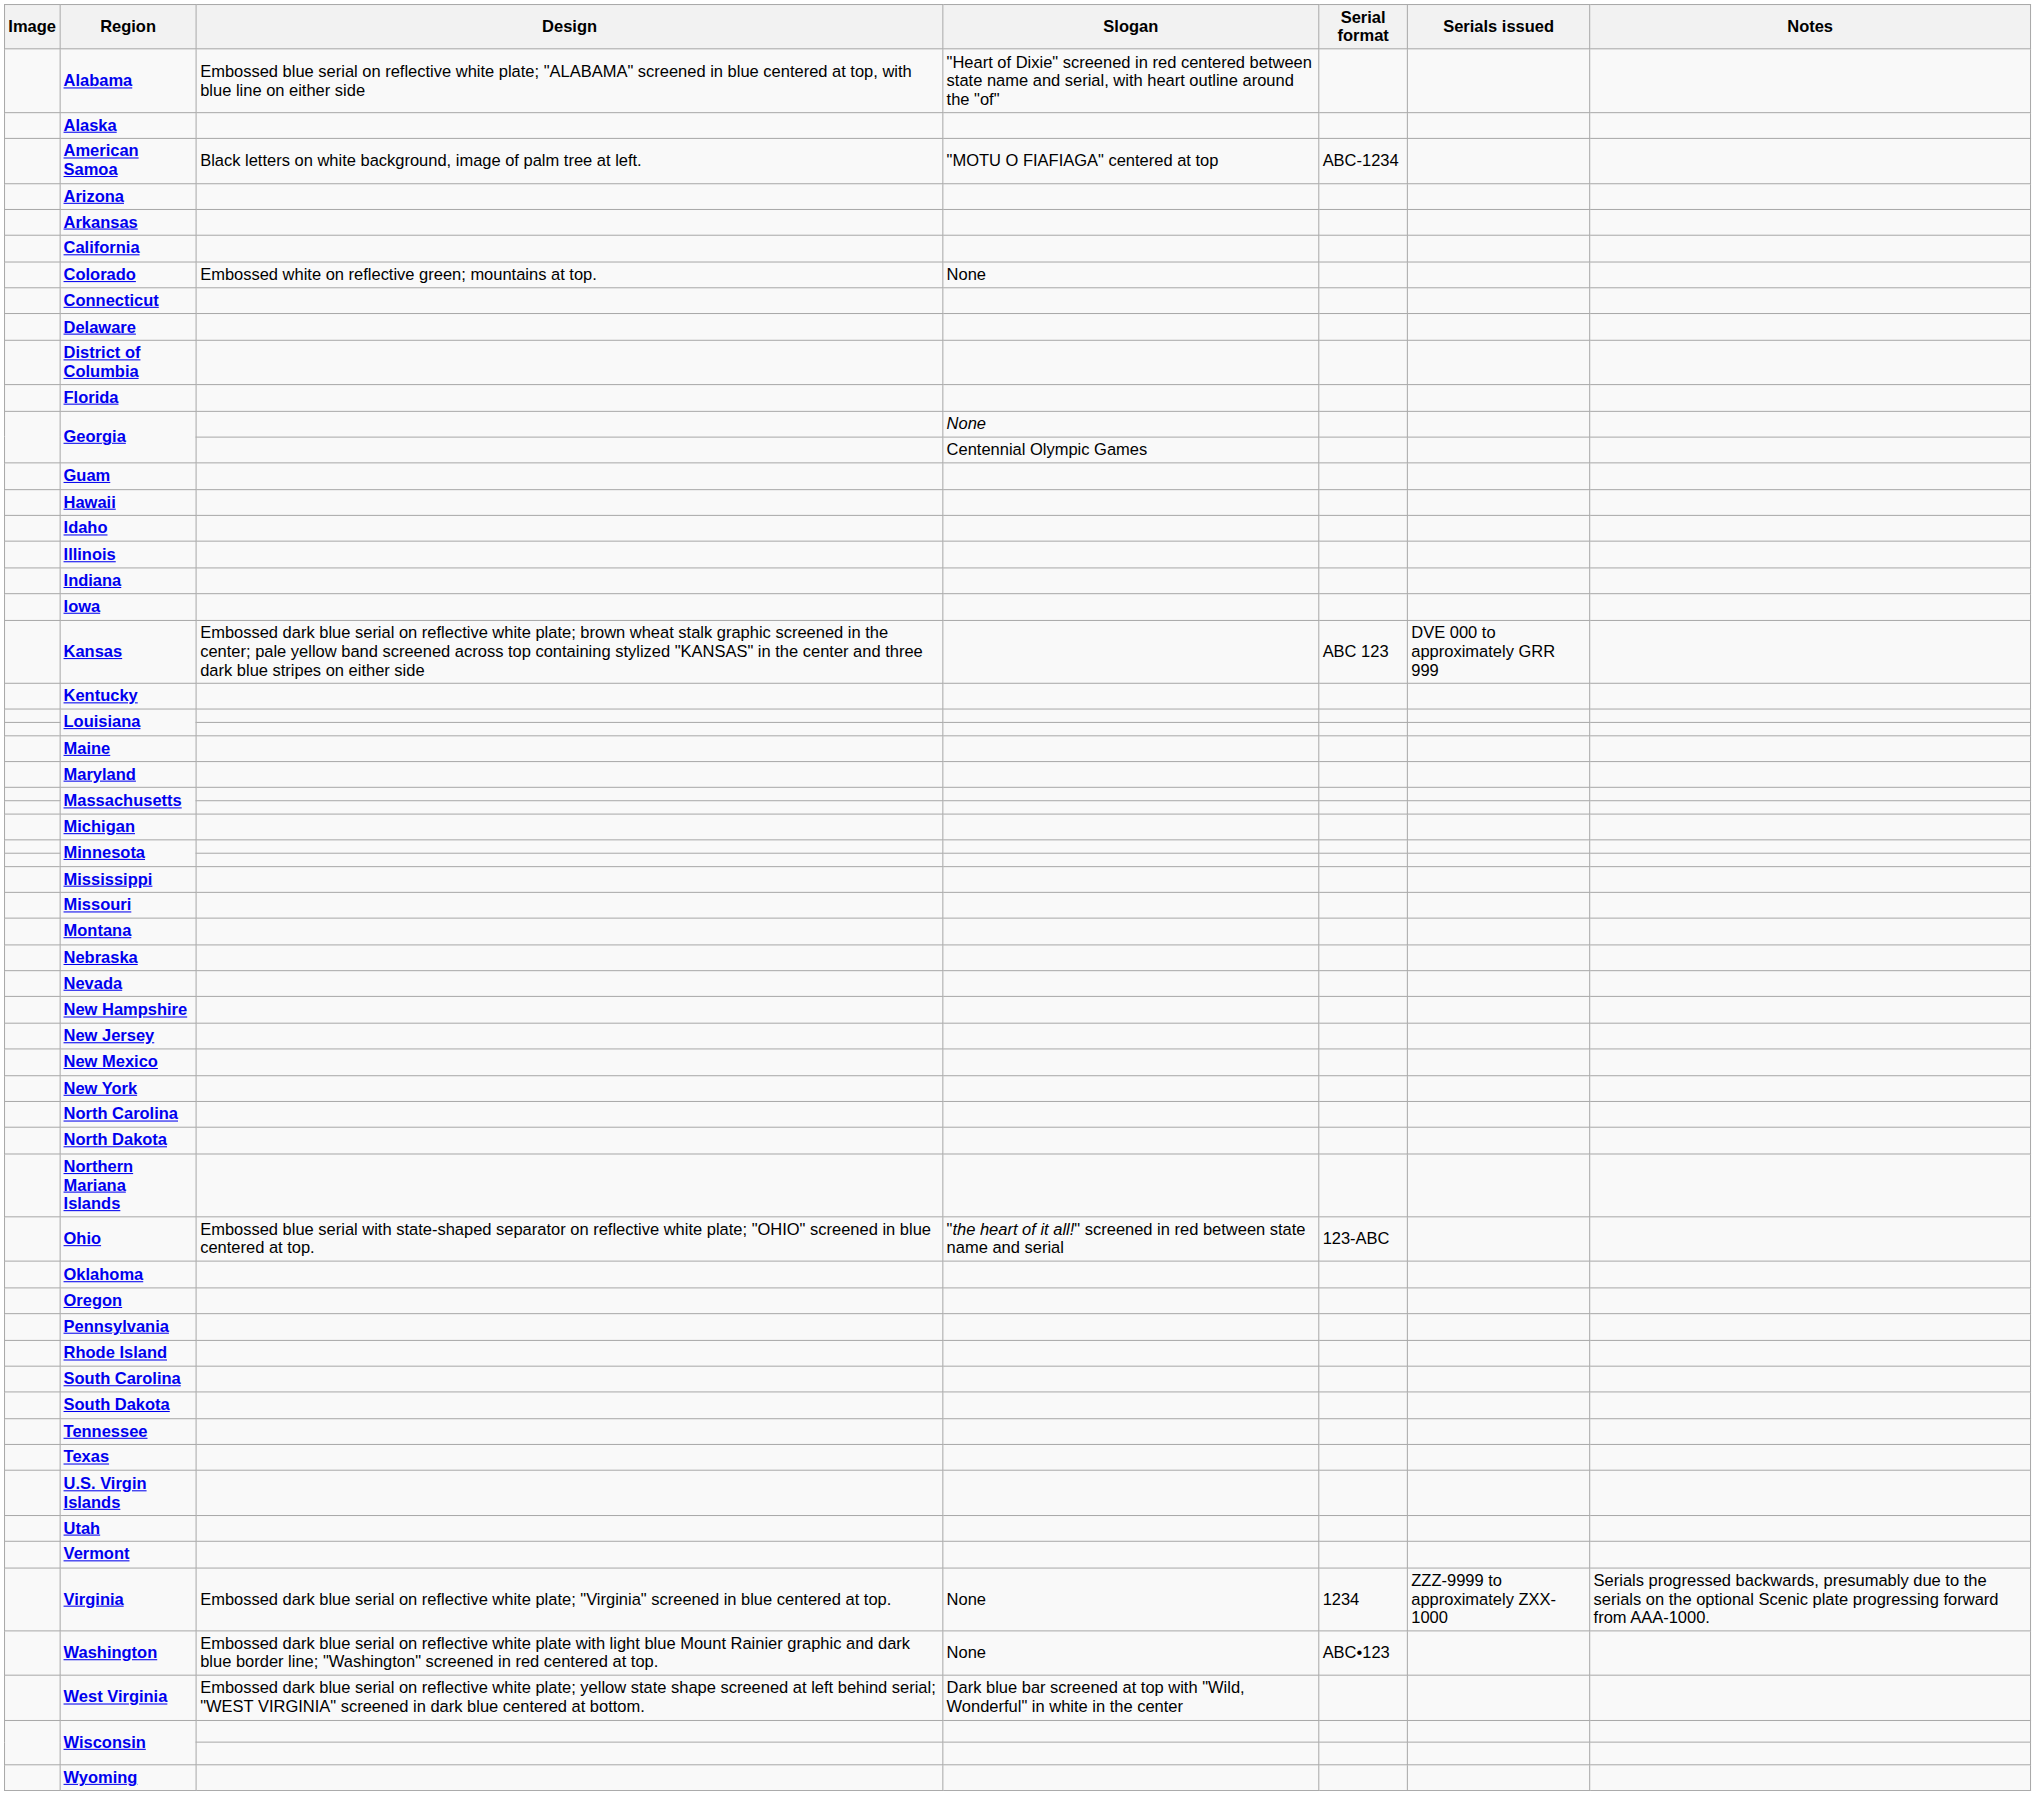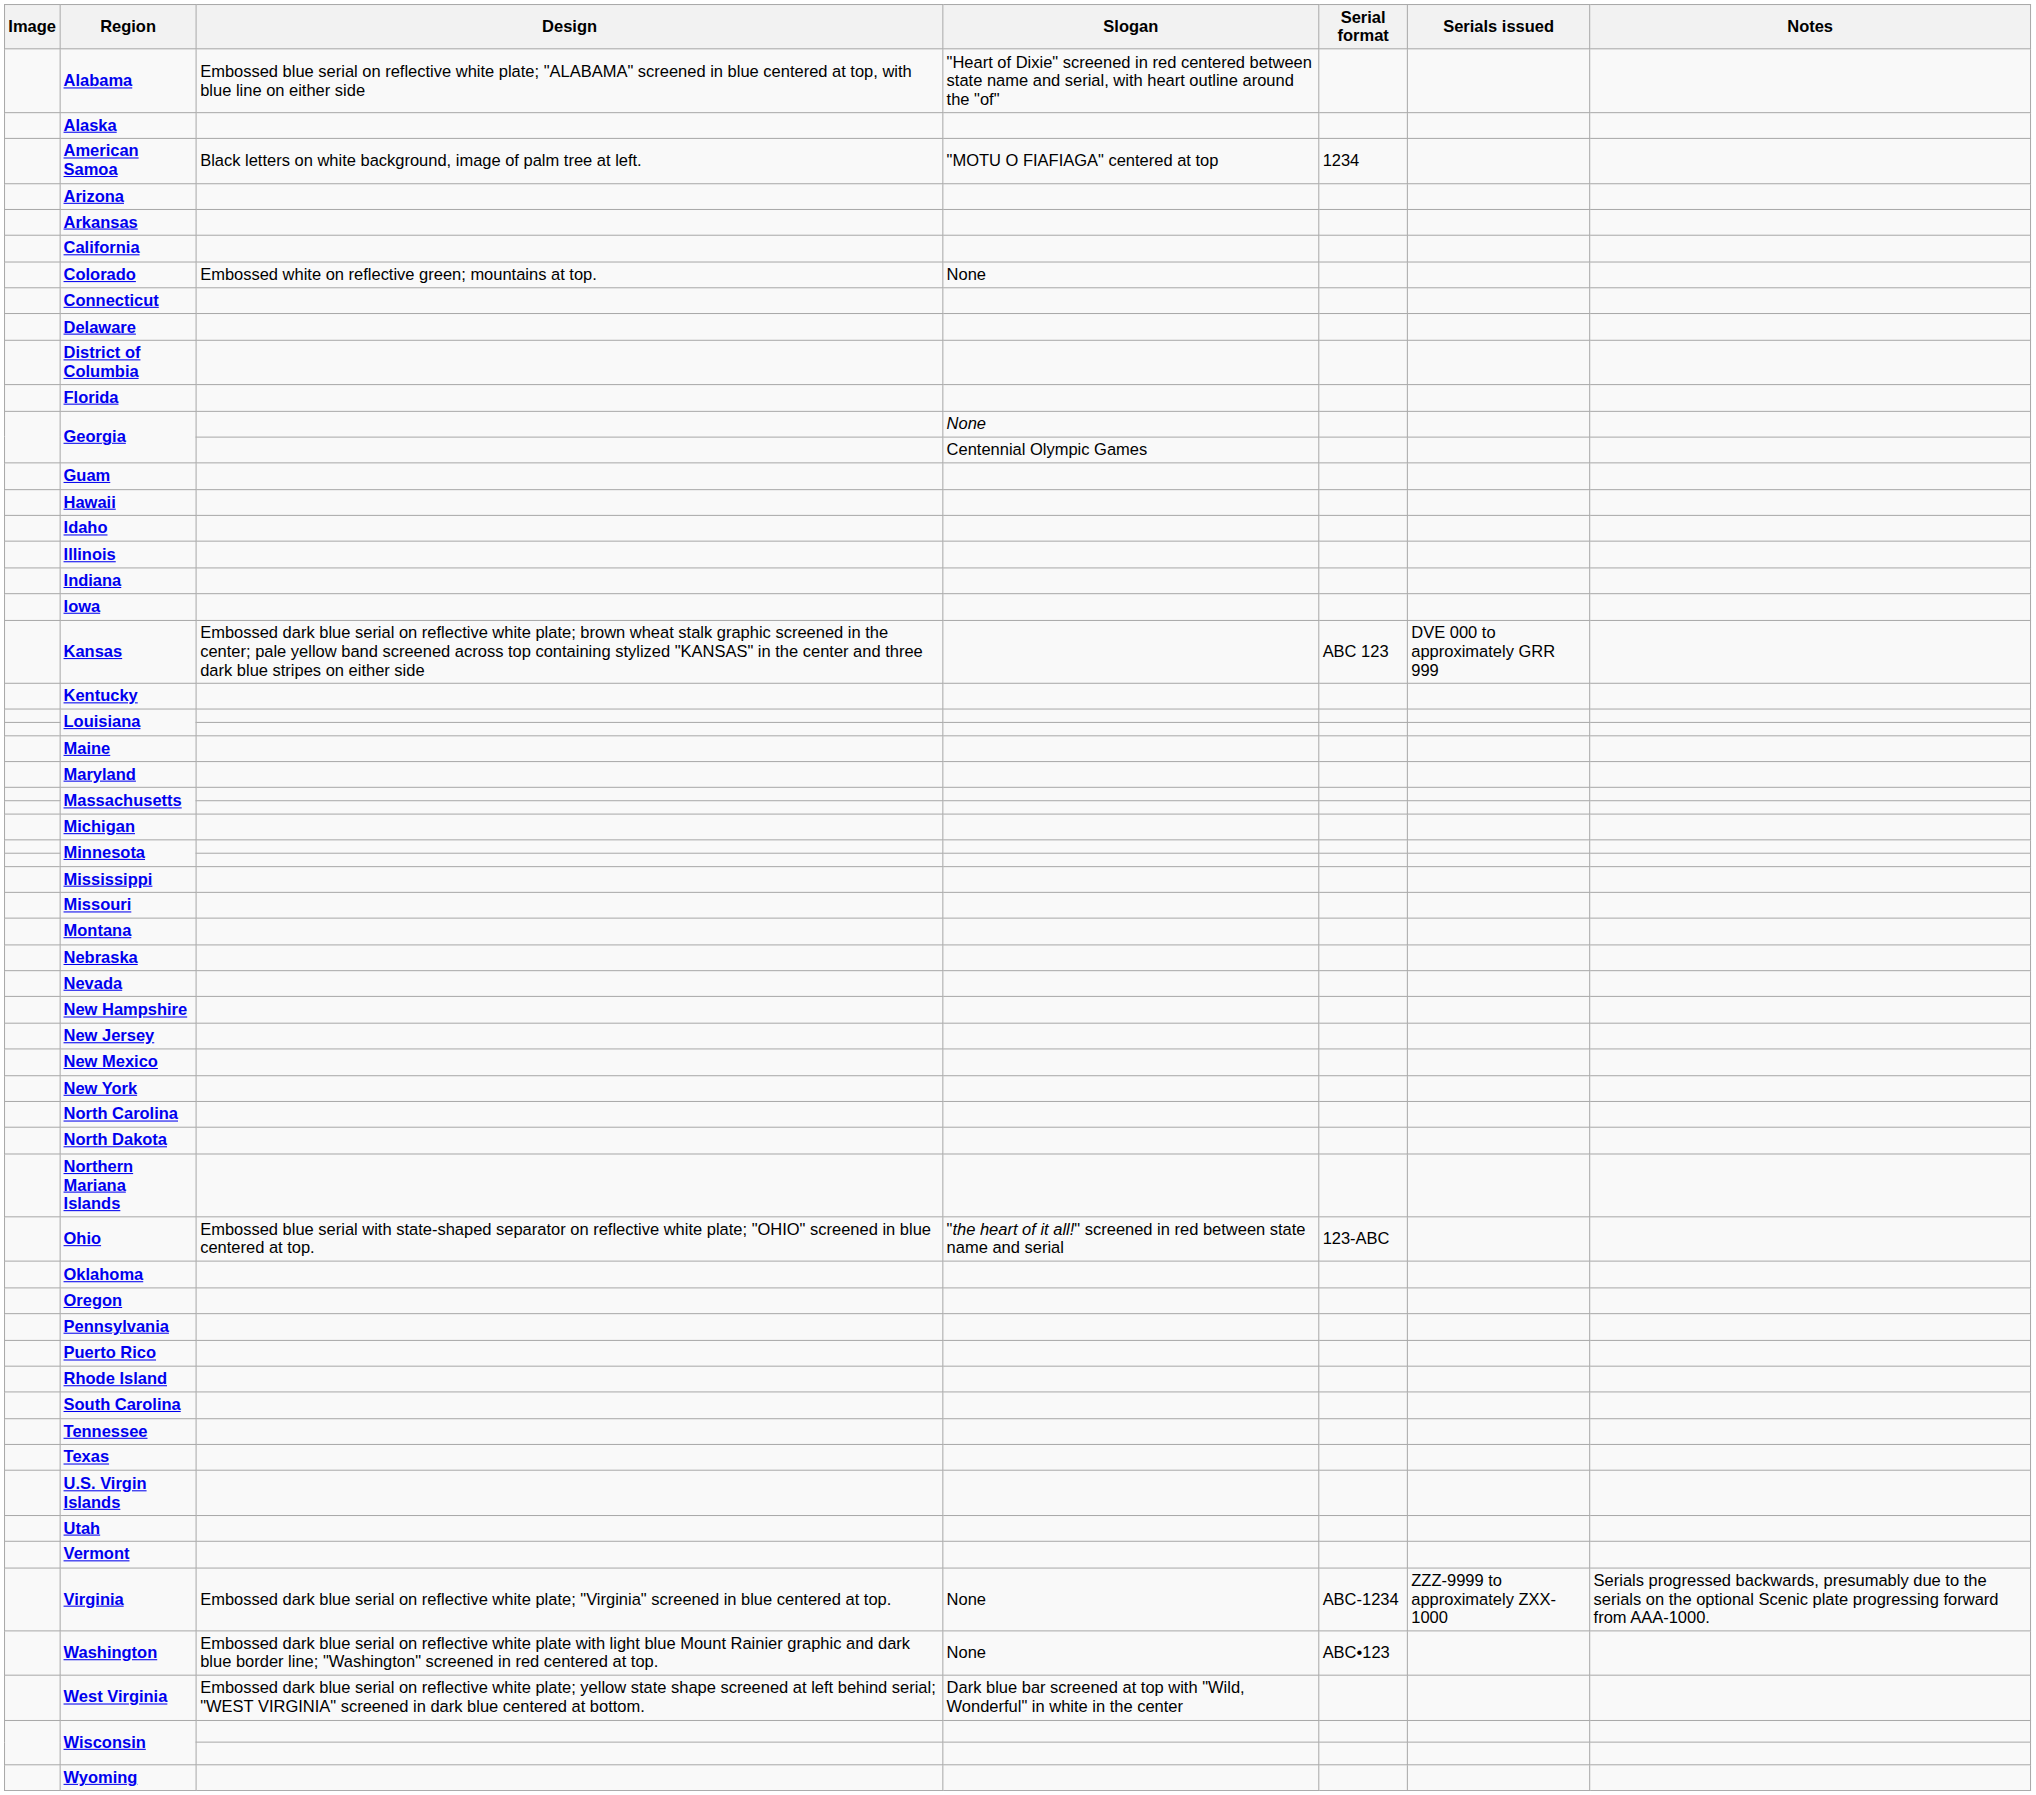(1361, 160) ABC-1234 -> (1341, 160) 1234
+ row: (110, 1352)
- row: (117, 1405)
(1341, 1599) 1234 -> (1361, 1599) ABC-1234
